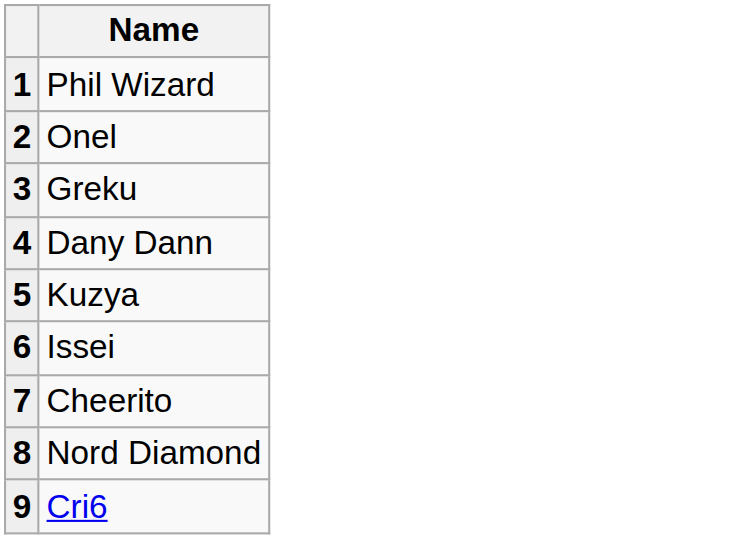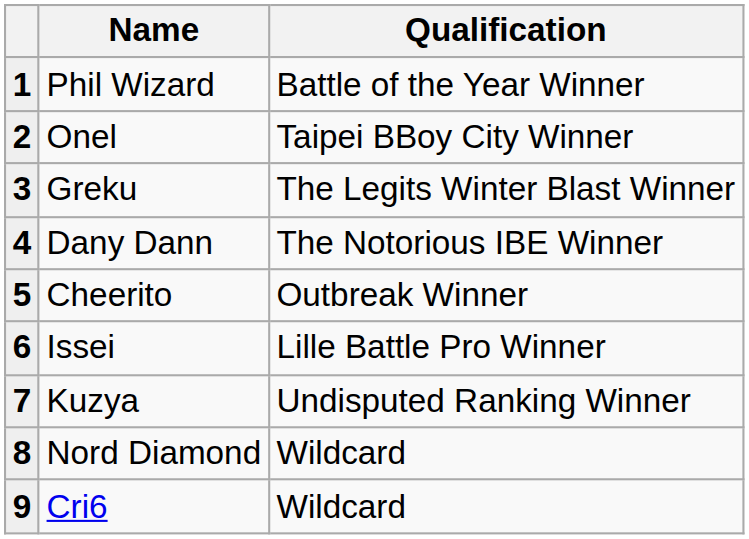+ column: (506, 30)
(93, 294) Kuzya -> (109, 294) Cheerito
(109, 400) Cheerito -> (93, 400) Kuzya
